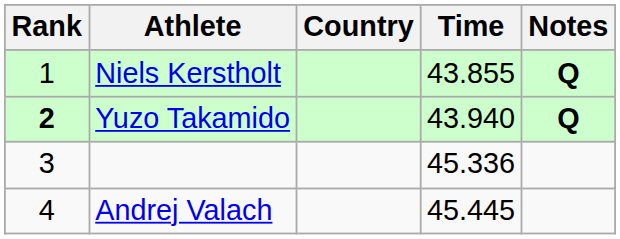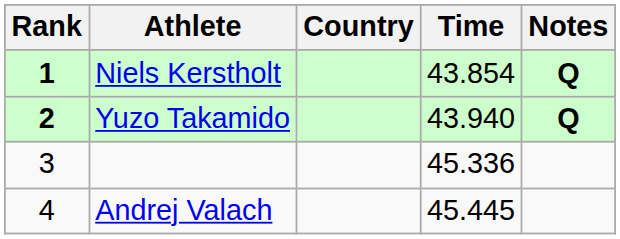(47, 73) normal -> (47, 73) bold
(471, 73) 43.855 -> (471, 73) 43.854
